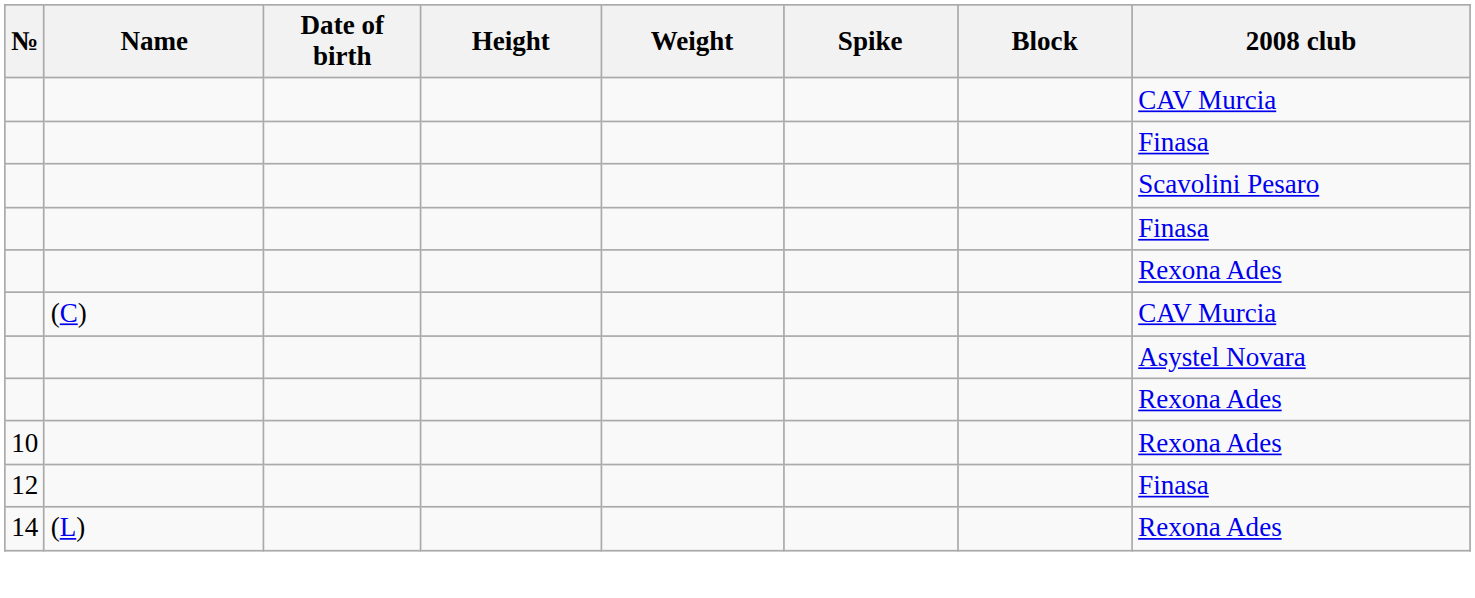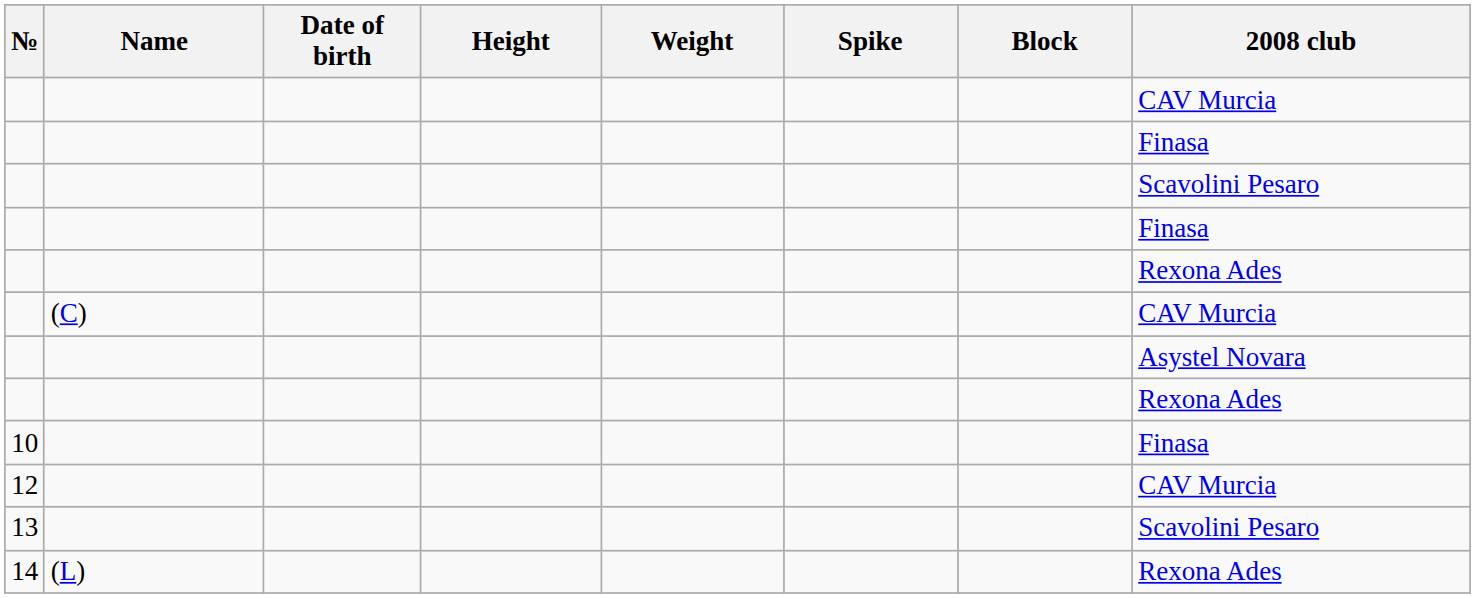(1210, 442) Rexona Ades -> (1174, 442) Finasa
(1174, 485) Finasa -> (1207, 485) CAV Murcia
+ row: (25, 528)
